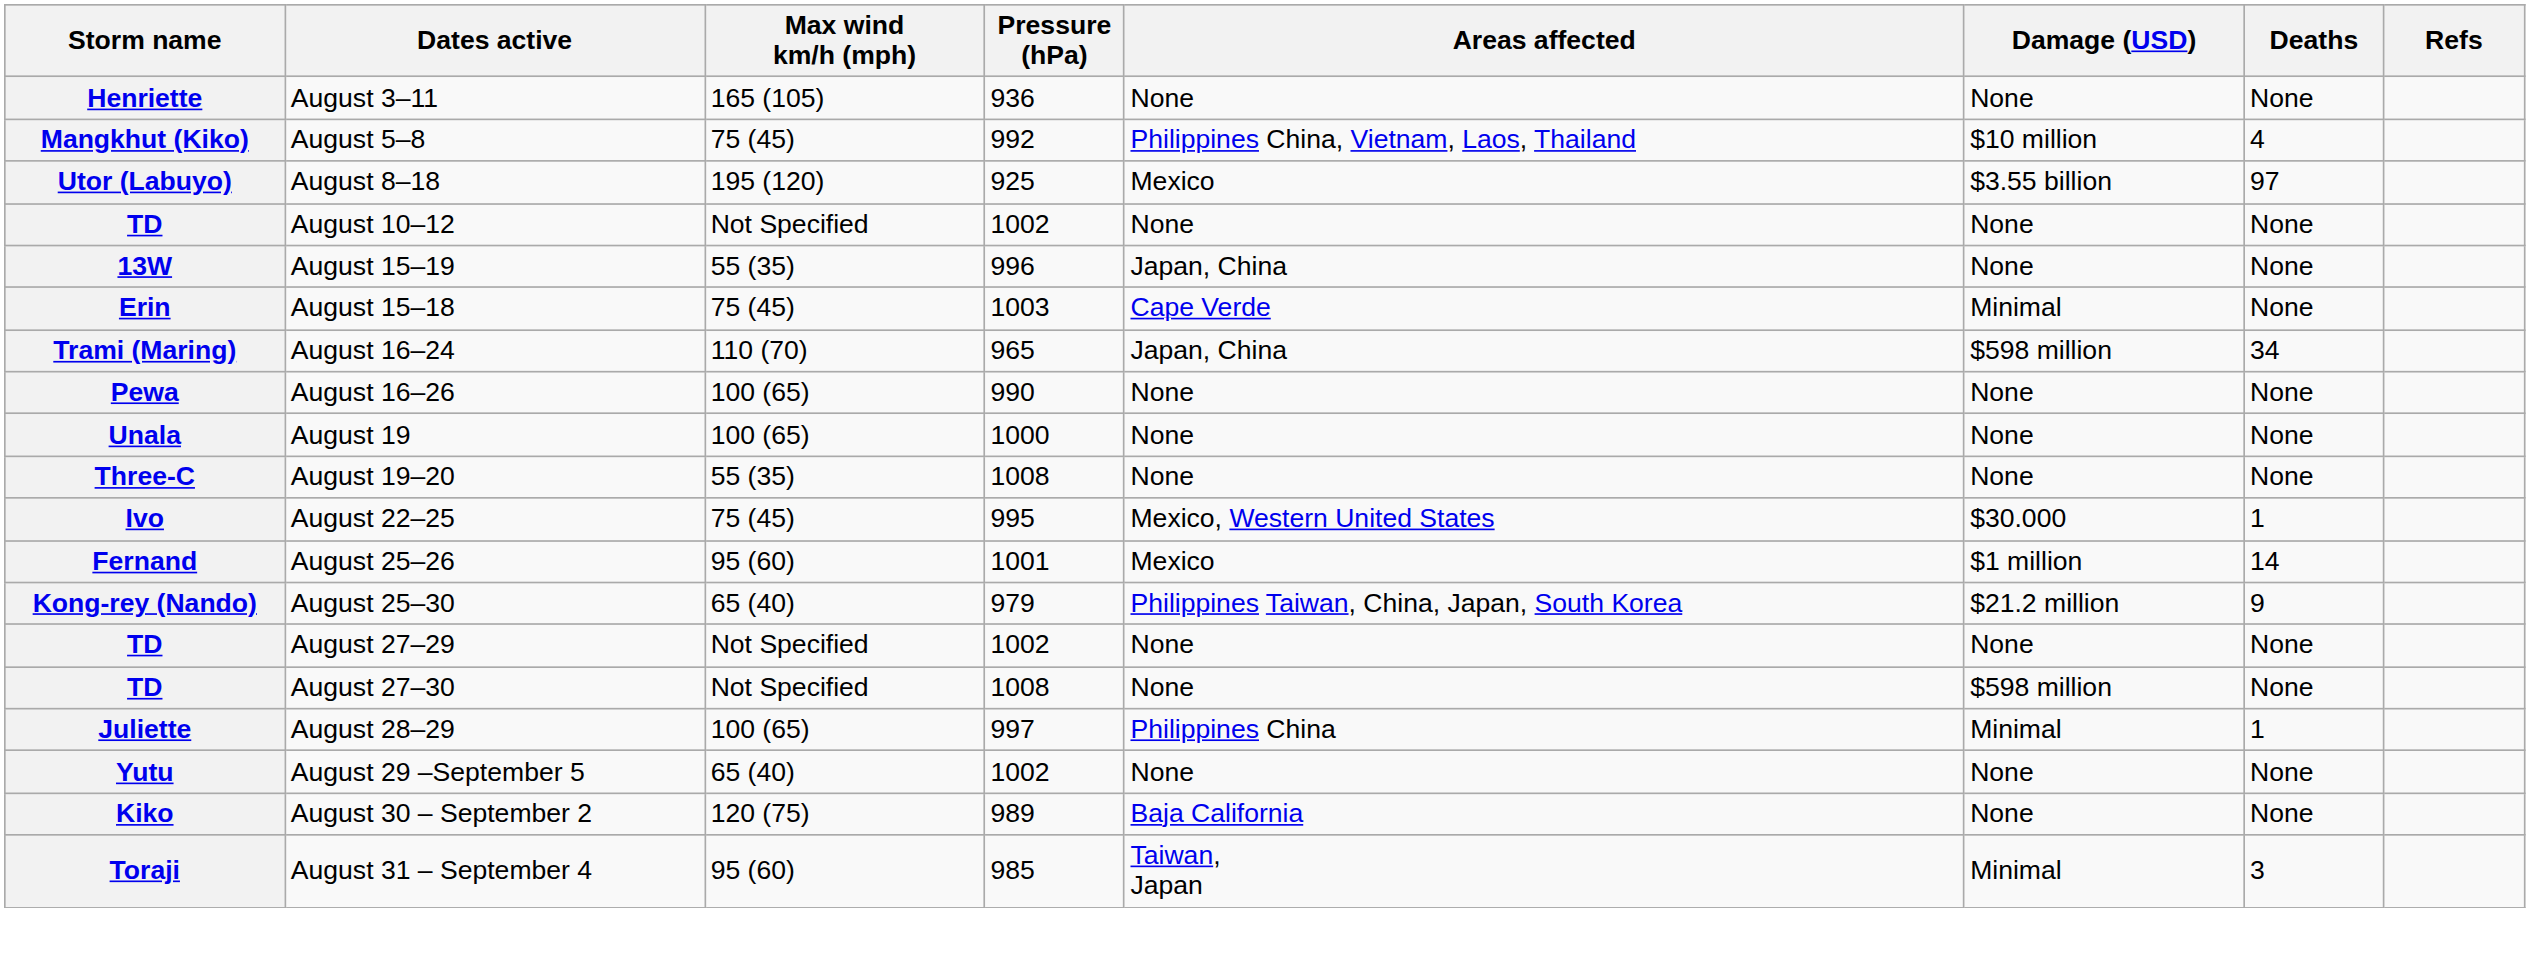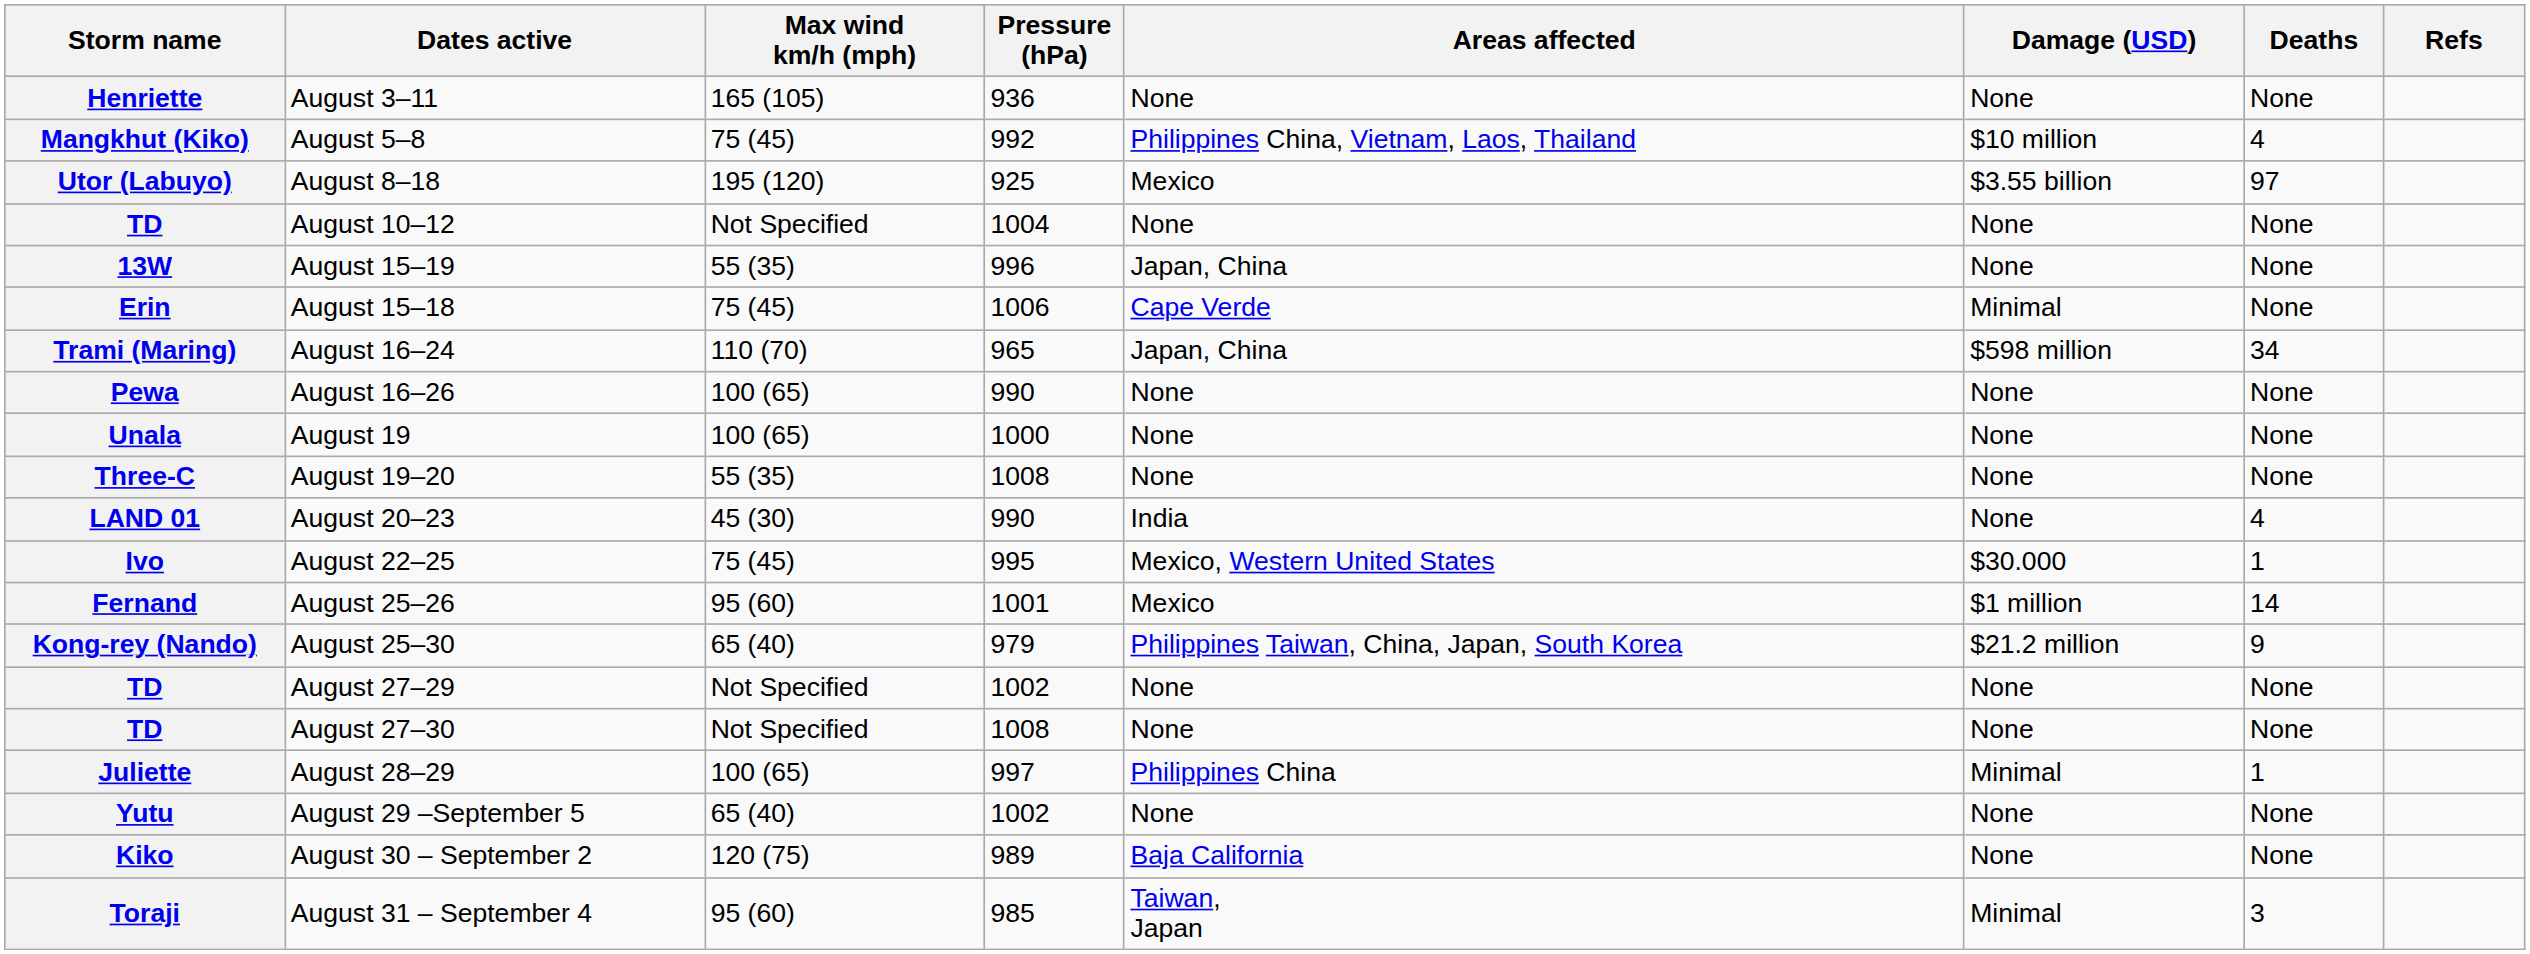(1020, 223) 1002 -> (1020, 223) 1004
(1020, 308) 1003 -> (1020, 308) 1006
+ row: (145, 518)
(2041, 687) $598 million -> (2002, 729) None
